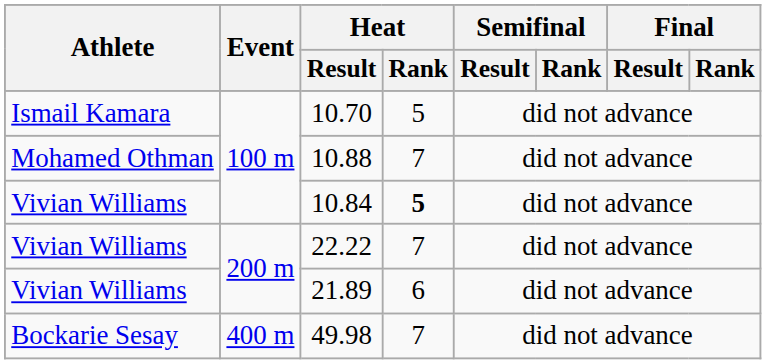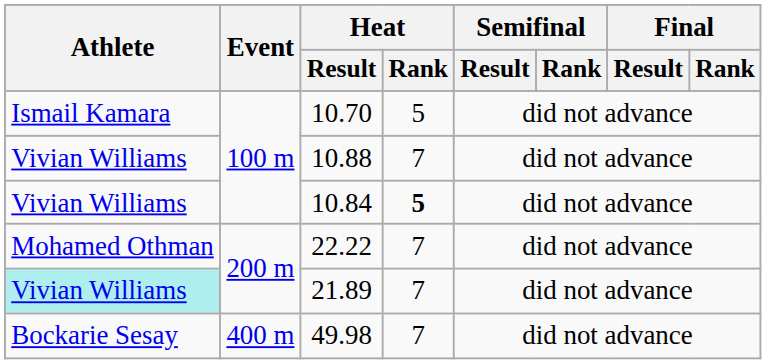(113, 157) Mohamed Othman -> (99, 157) Vivian Williams
(99, 246) Vivian Williams -> (113, 246) Mohamed Othman
(99, 291) no background -> (99, 291) paleturquoise background
(418, 291) 6 -> (418, 291) 7
